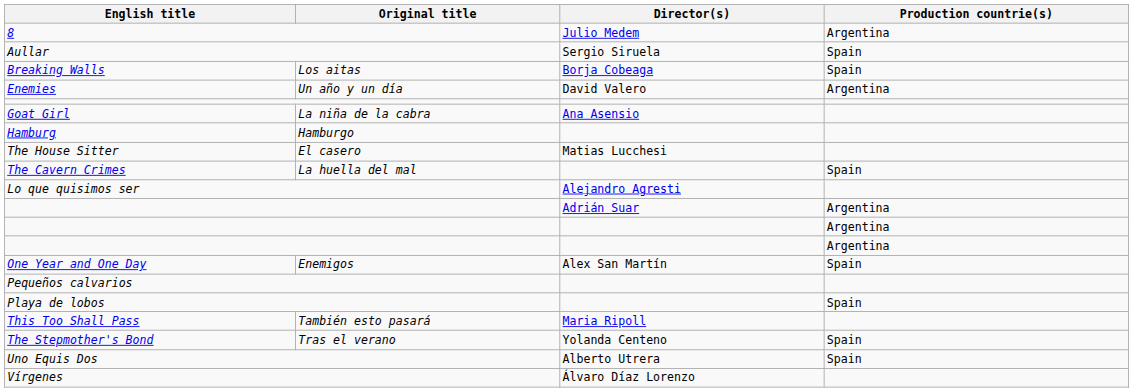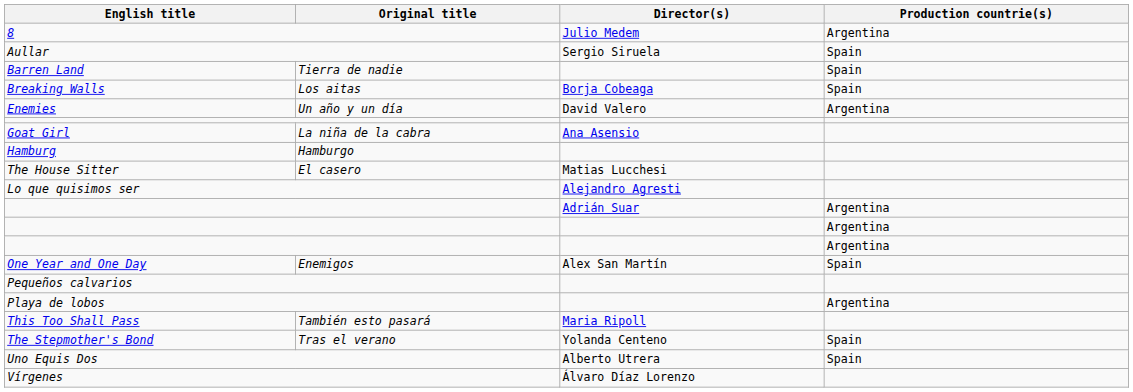+ row: (46, 70)
- row: (66, 170)
(844, 302) Spain -> (858, 302) Argentina
